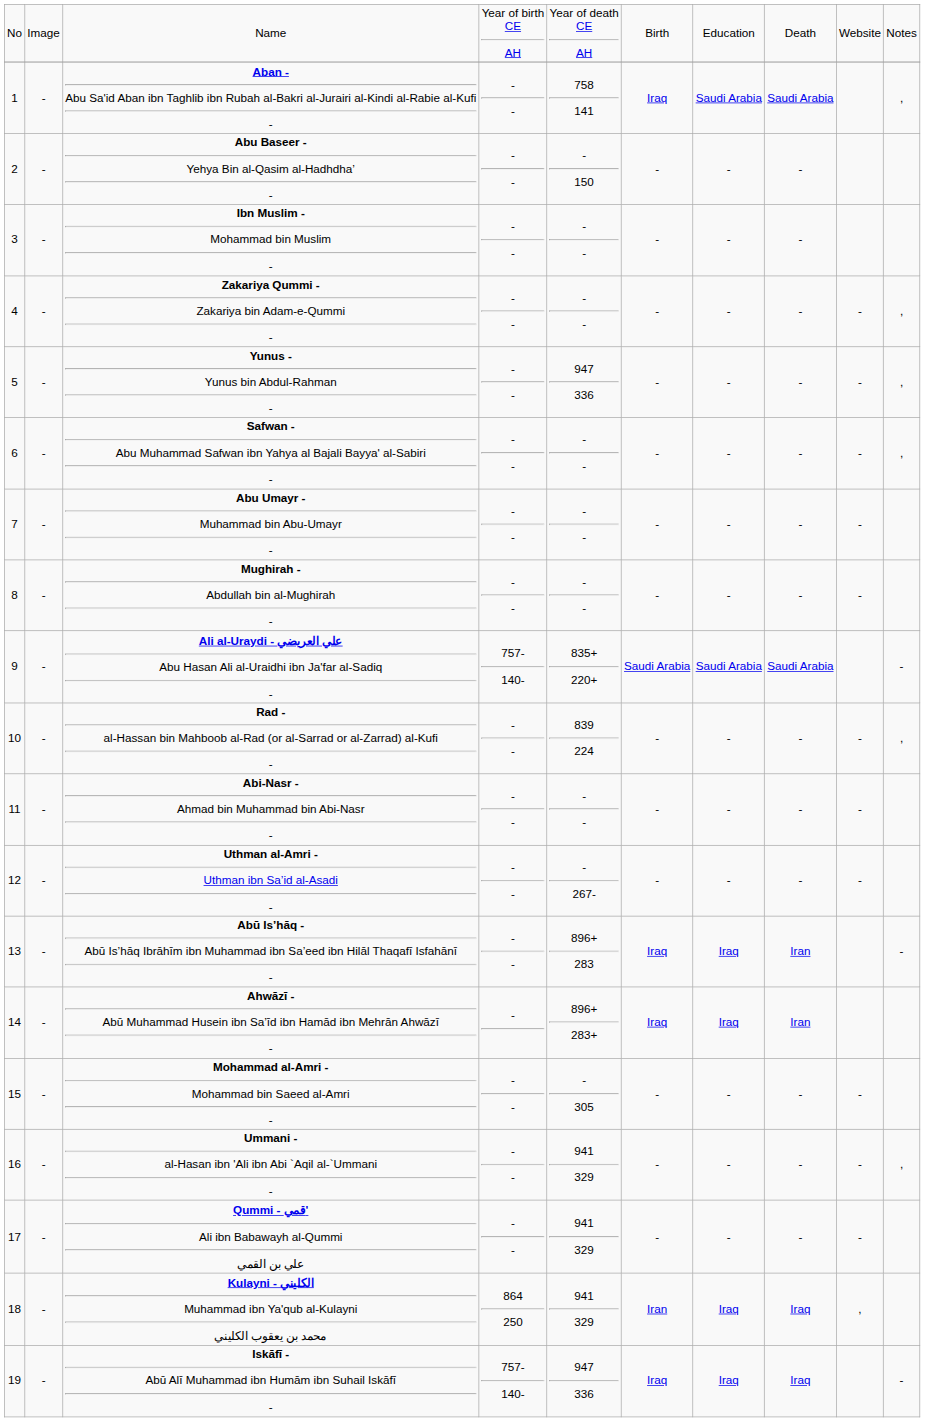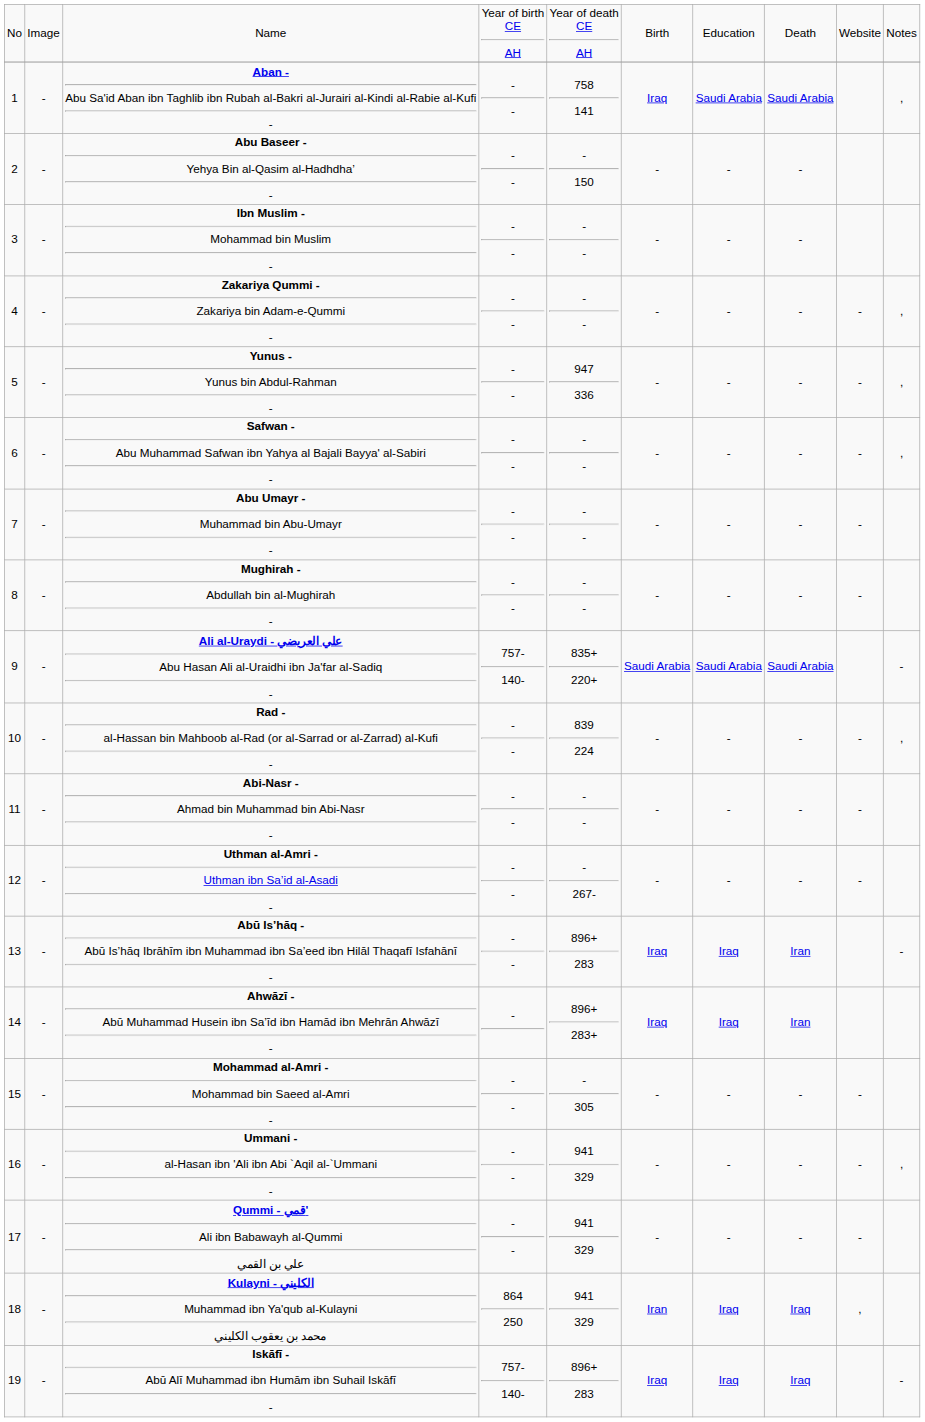(584, 1381) 947 336 -> (584, 1381) 896+ 283
